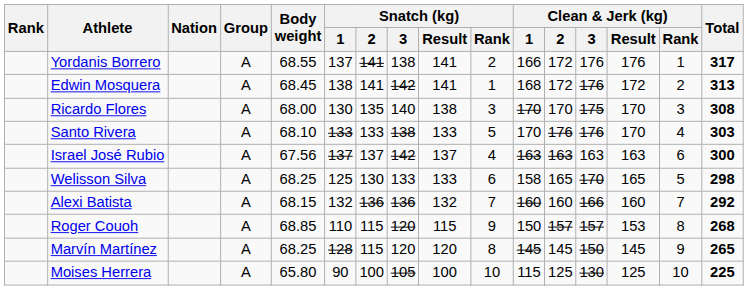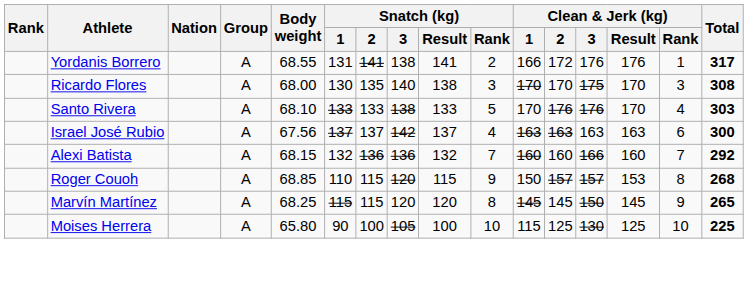(340, 62) 137 -> (340, 62) 131
- row: (105, 86)
- row: (98, 179)
(340, 249) 128 -> (340, 202) 115
